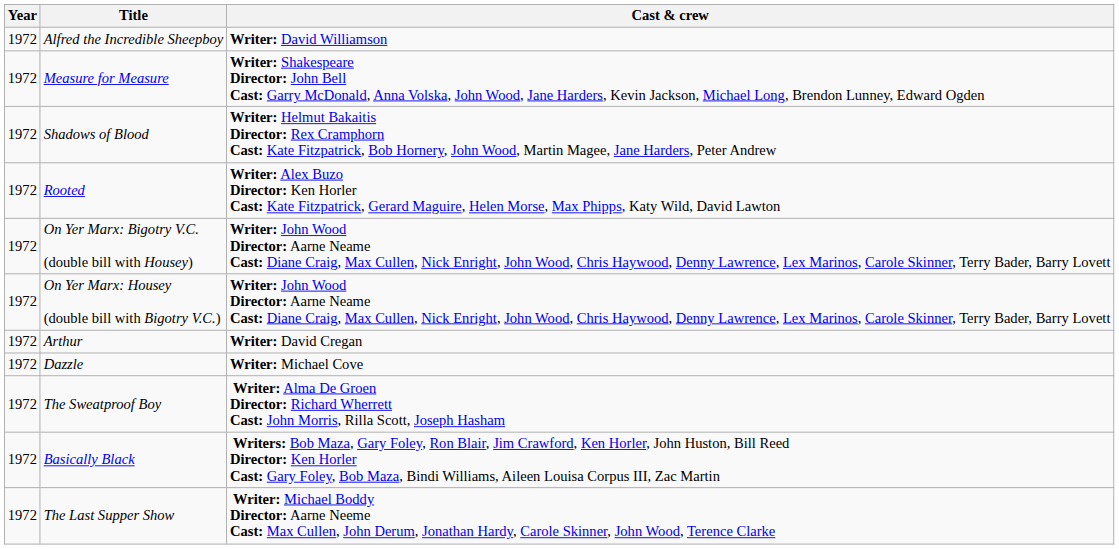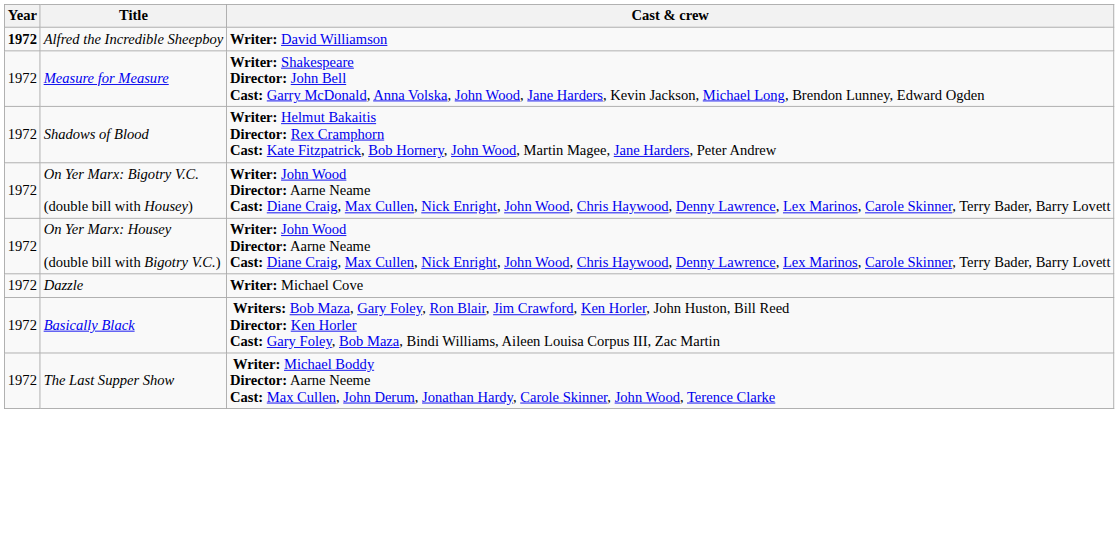(22, 39) normal -> (22, 39) bold
- row: (64, 190)
- row: (63, 341)
- row: (104, 404)
